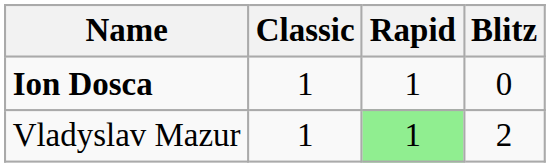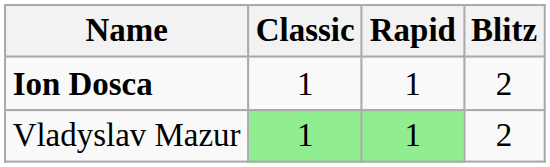(504, 82) 0 -> (504, 82) 2
(305, 135) no background -> (305, 135) lightgreen background
